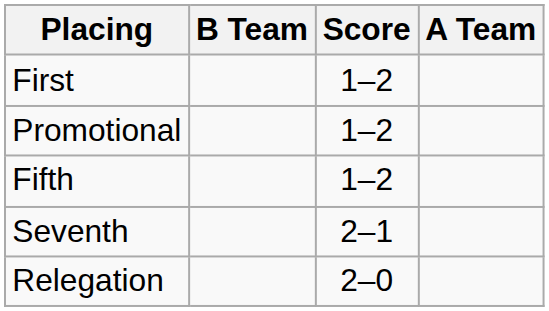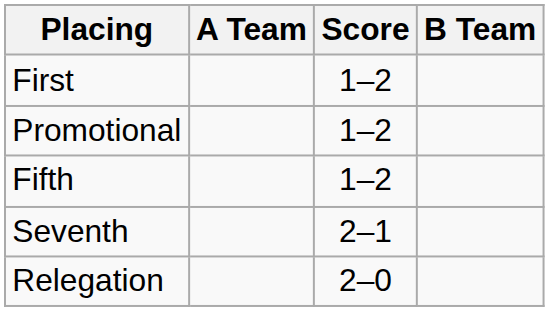columns swapped: (481, 29) <-> (252, 29)
